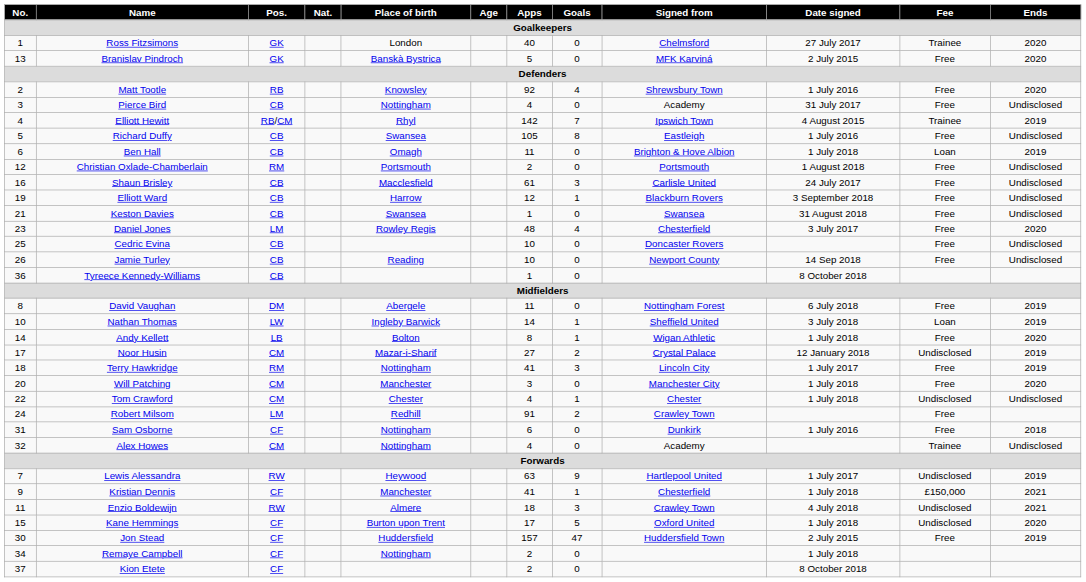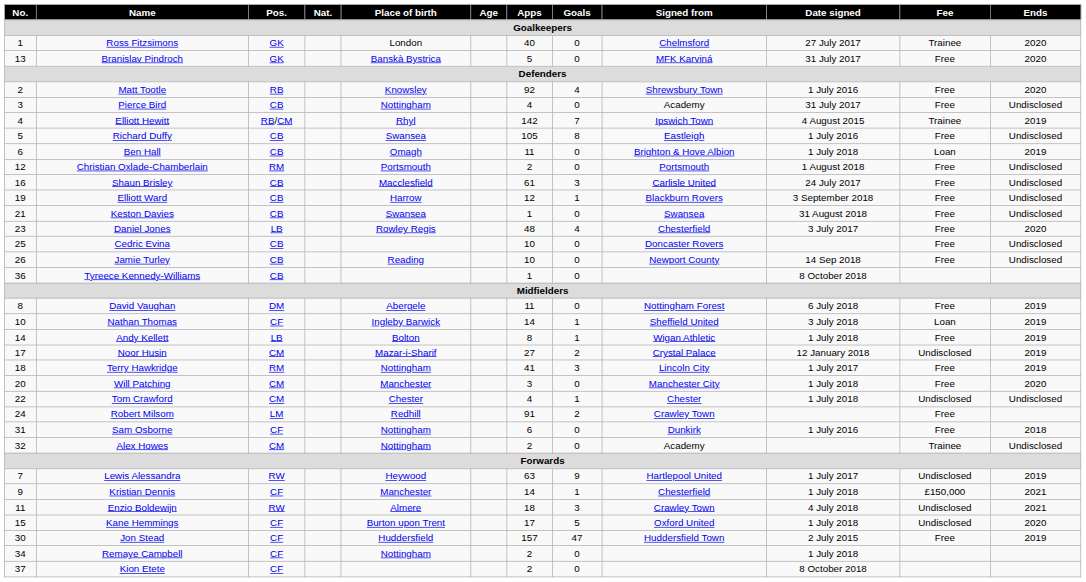(833, 59) 2 July 2015 -> (833, 59) 31 July 2017
(277, 229) LM -> (277, 229) LB
(277, 322) LW -> (277, 322) CF
(1035, 337) 2020 -> (1035, 337) 2019
(529, 446) 4 -> (529, 446) 2
(529, 492) 41 -> (529, 492) 14
